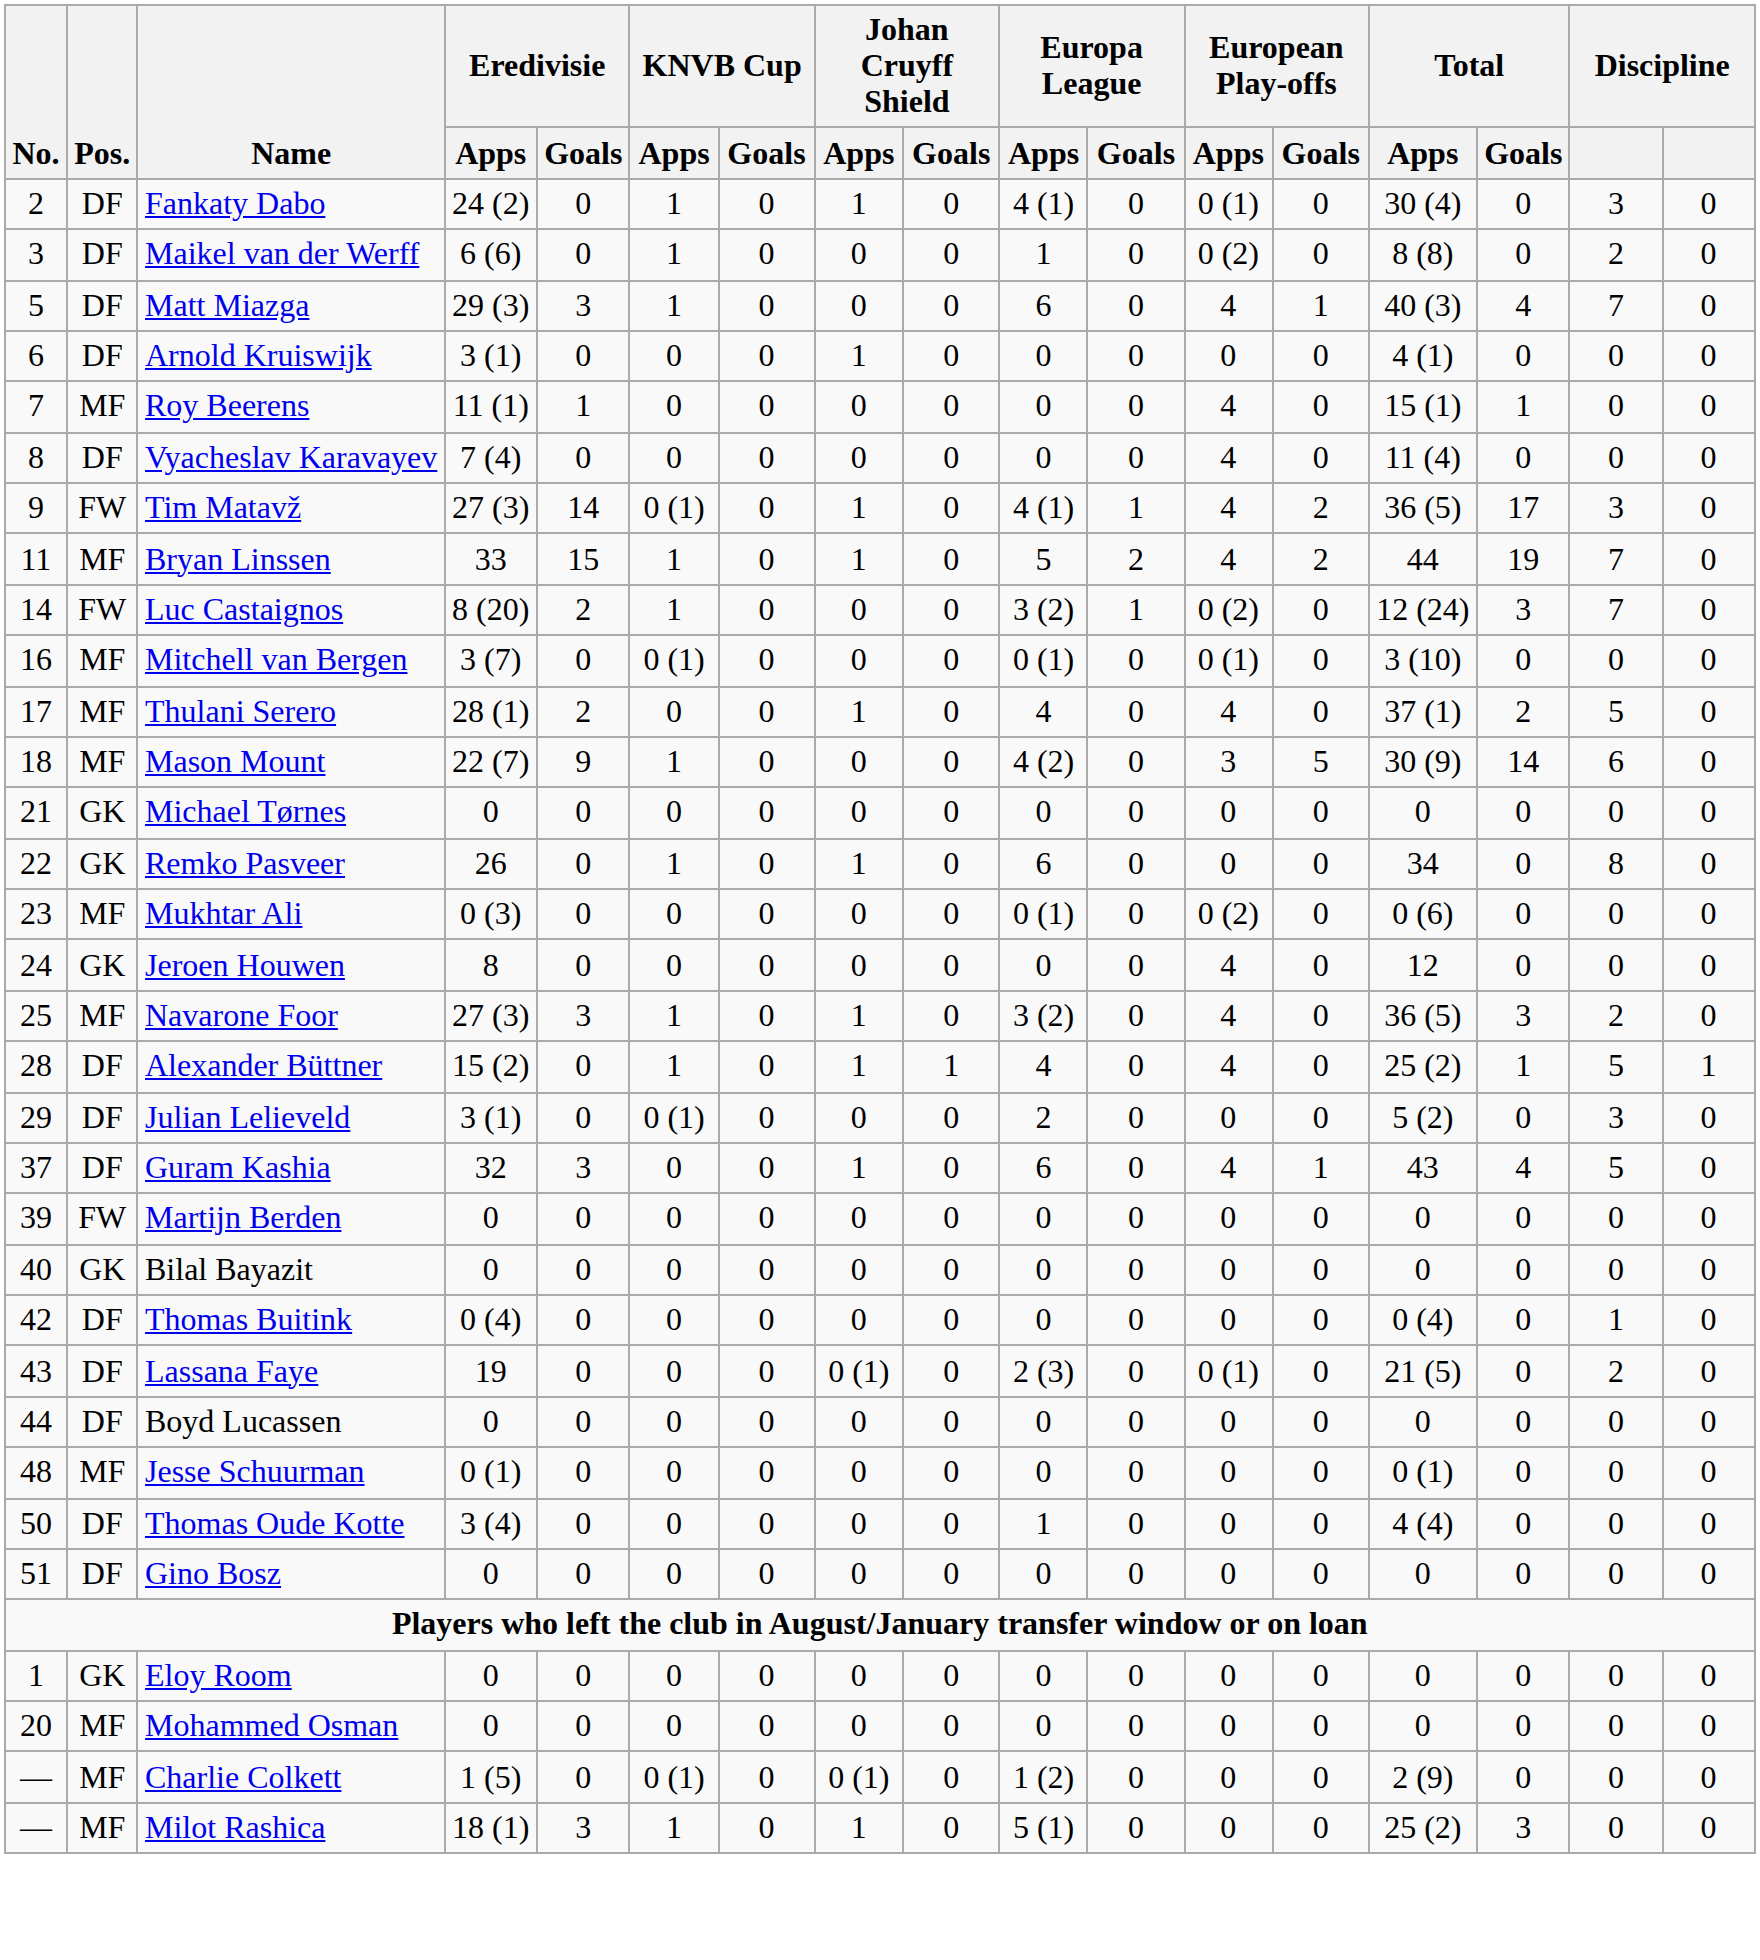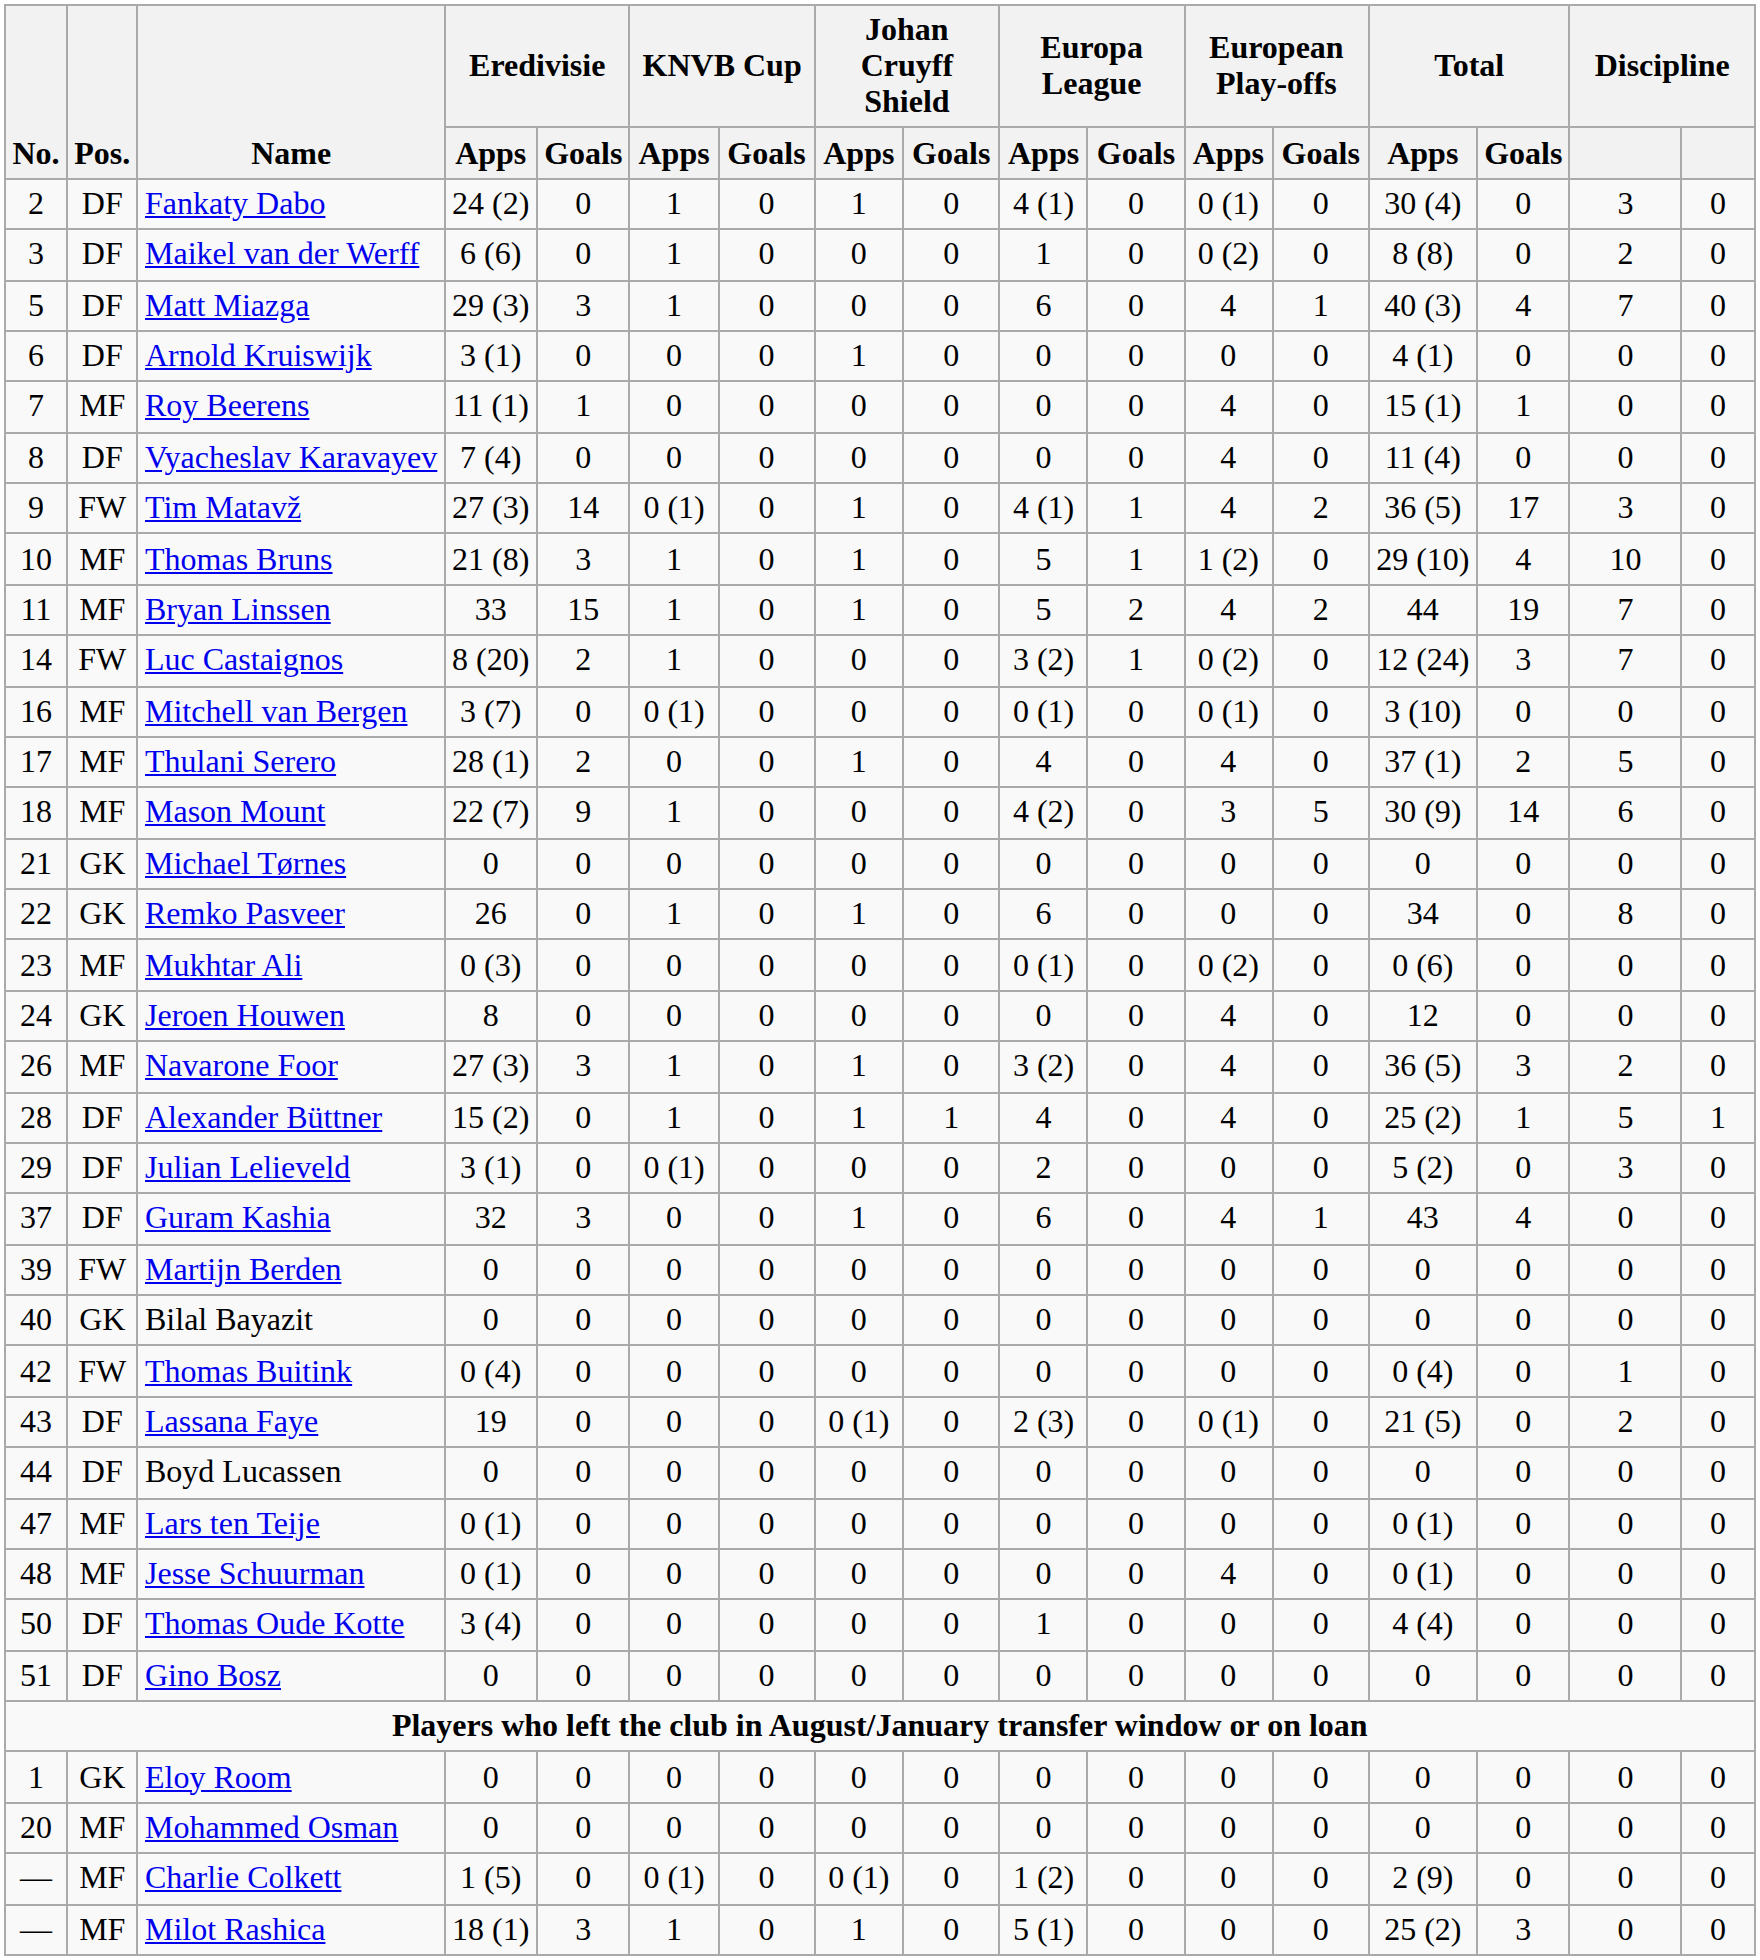+ row: (239, 558)
(36, 1015) 25 -> (36, 1066) 26
(1616, 1167) 5 -> (1626, 1218) 0
(102, 1319) DF -> (102, 1370) FW
+ row: (232, 1522)
(1228, 1472) 0 -> (1228, 1573) 4
